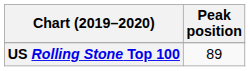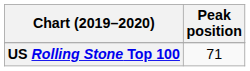(214, 54) 89 -> (214, 54) 71
